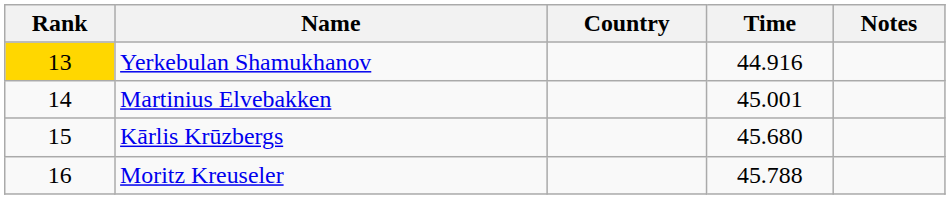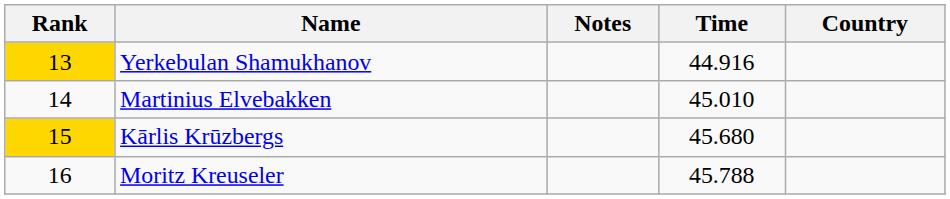columns swapped: (627, 23) <-> (889, 23)
(770, 99) 45.001 -> (722, 99) 45.010
(60, 136) no background -> (60, 136) gold background
